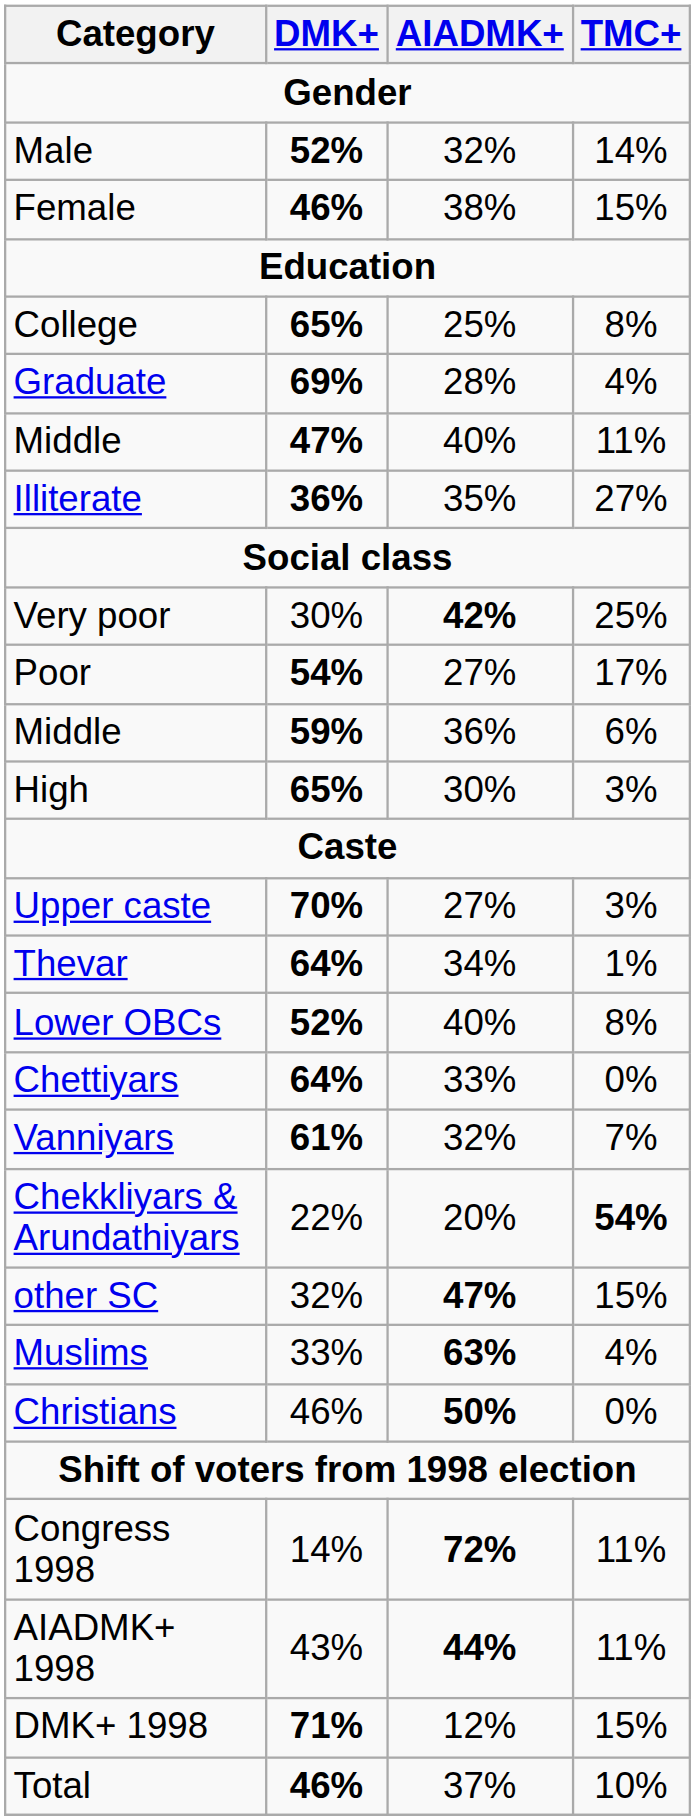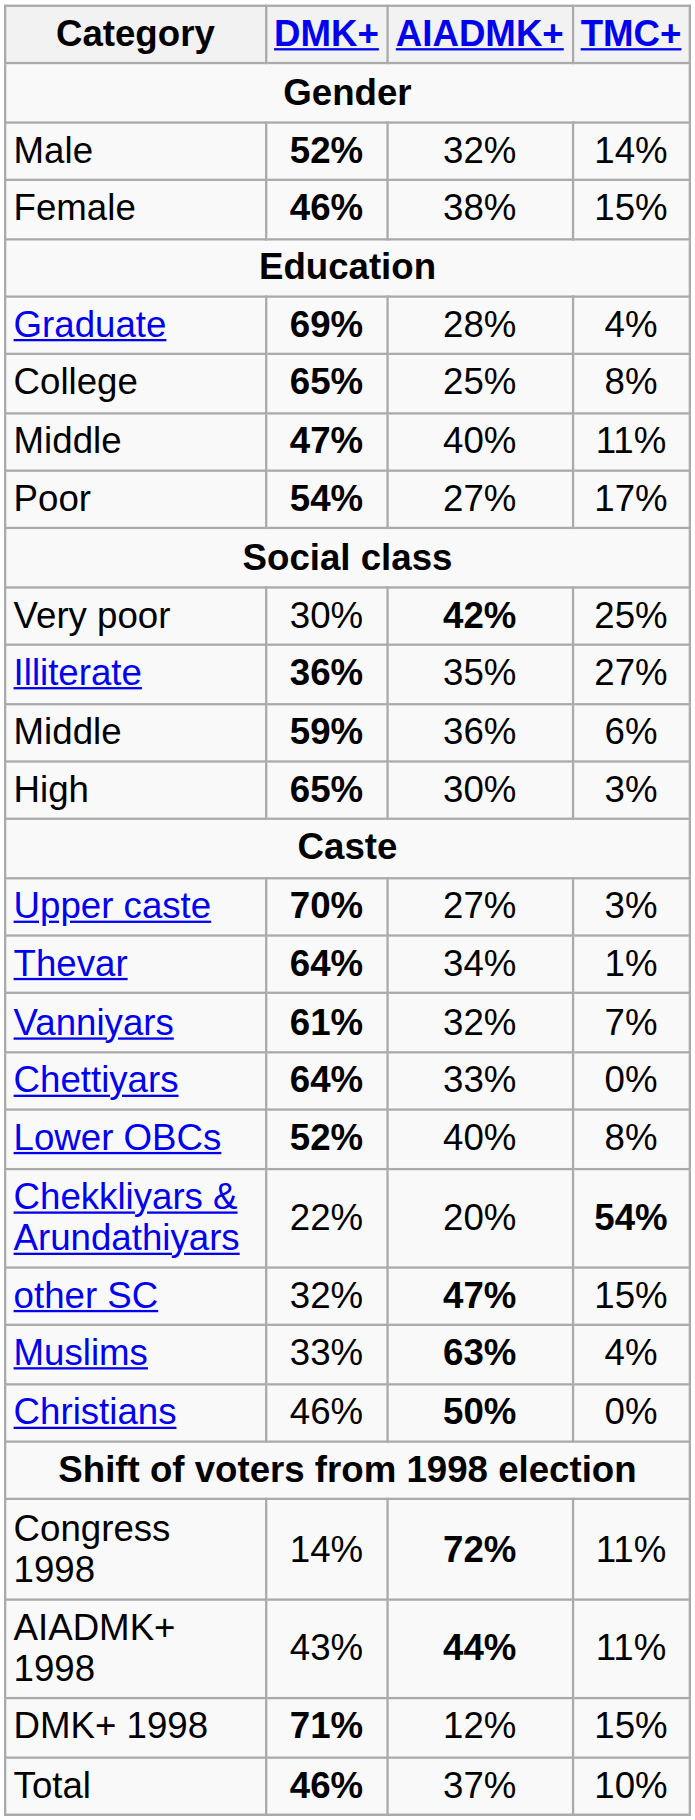rows swapped: (90, 382) <-> (76, 324)
rows swapped: (78, 499) <-> (52, 673)
rows swapped: (94, 1138) <-> (117, 1022)
